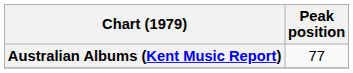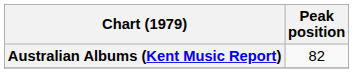(317, 56) 77 -> (317, 56) 82
